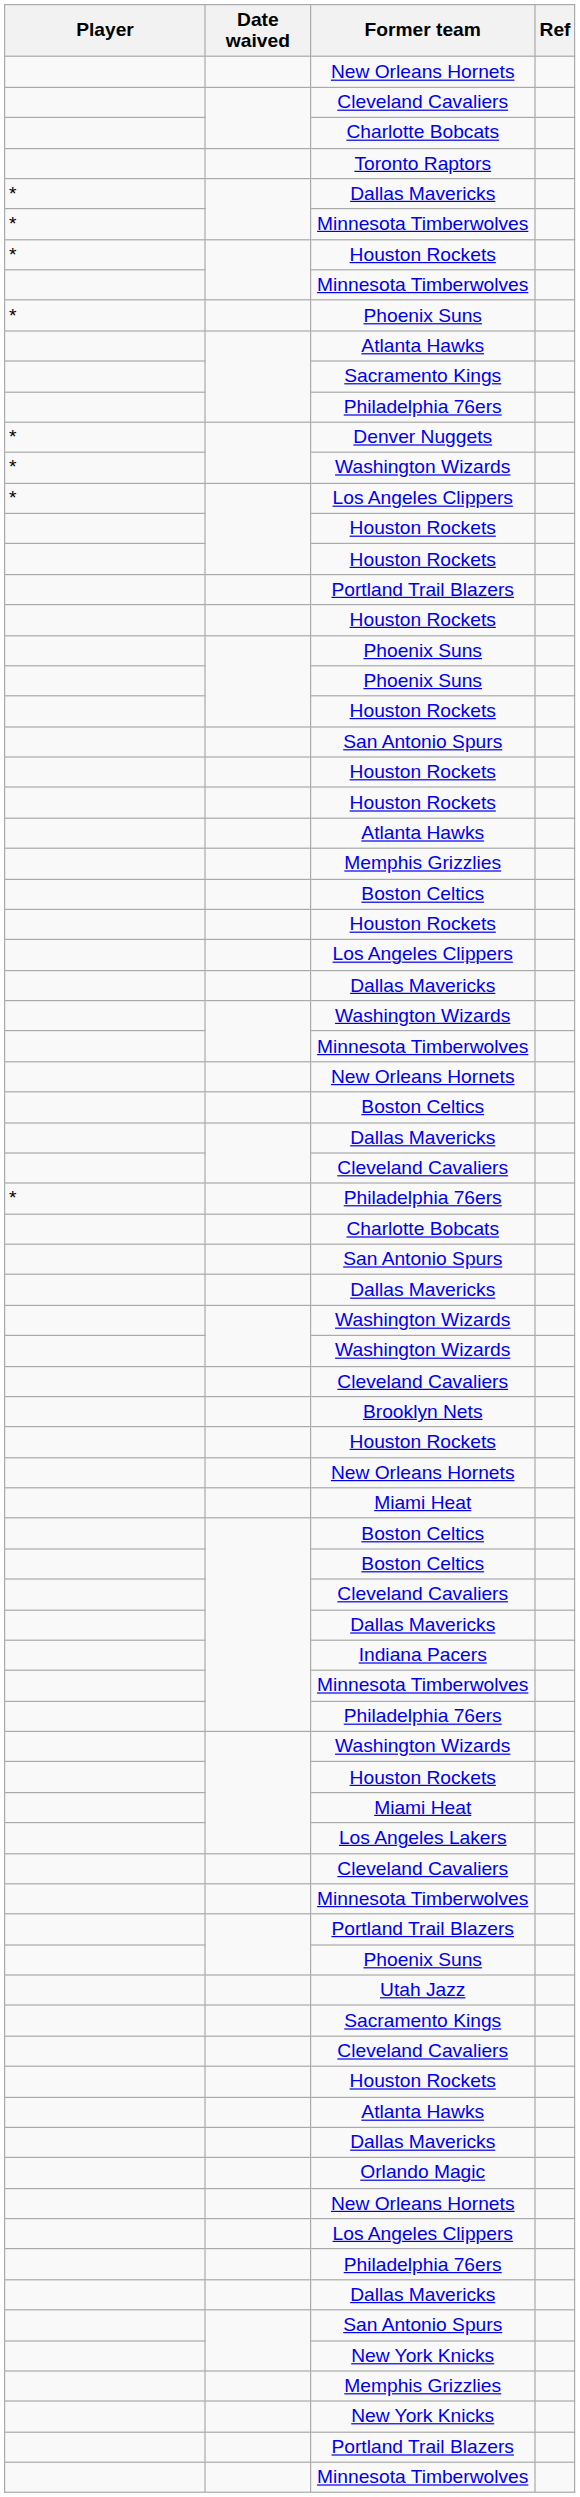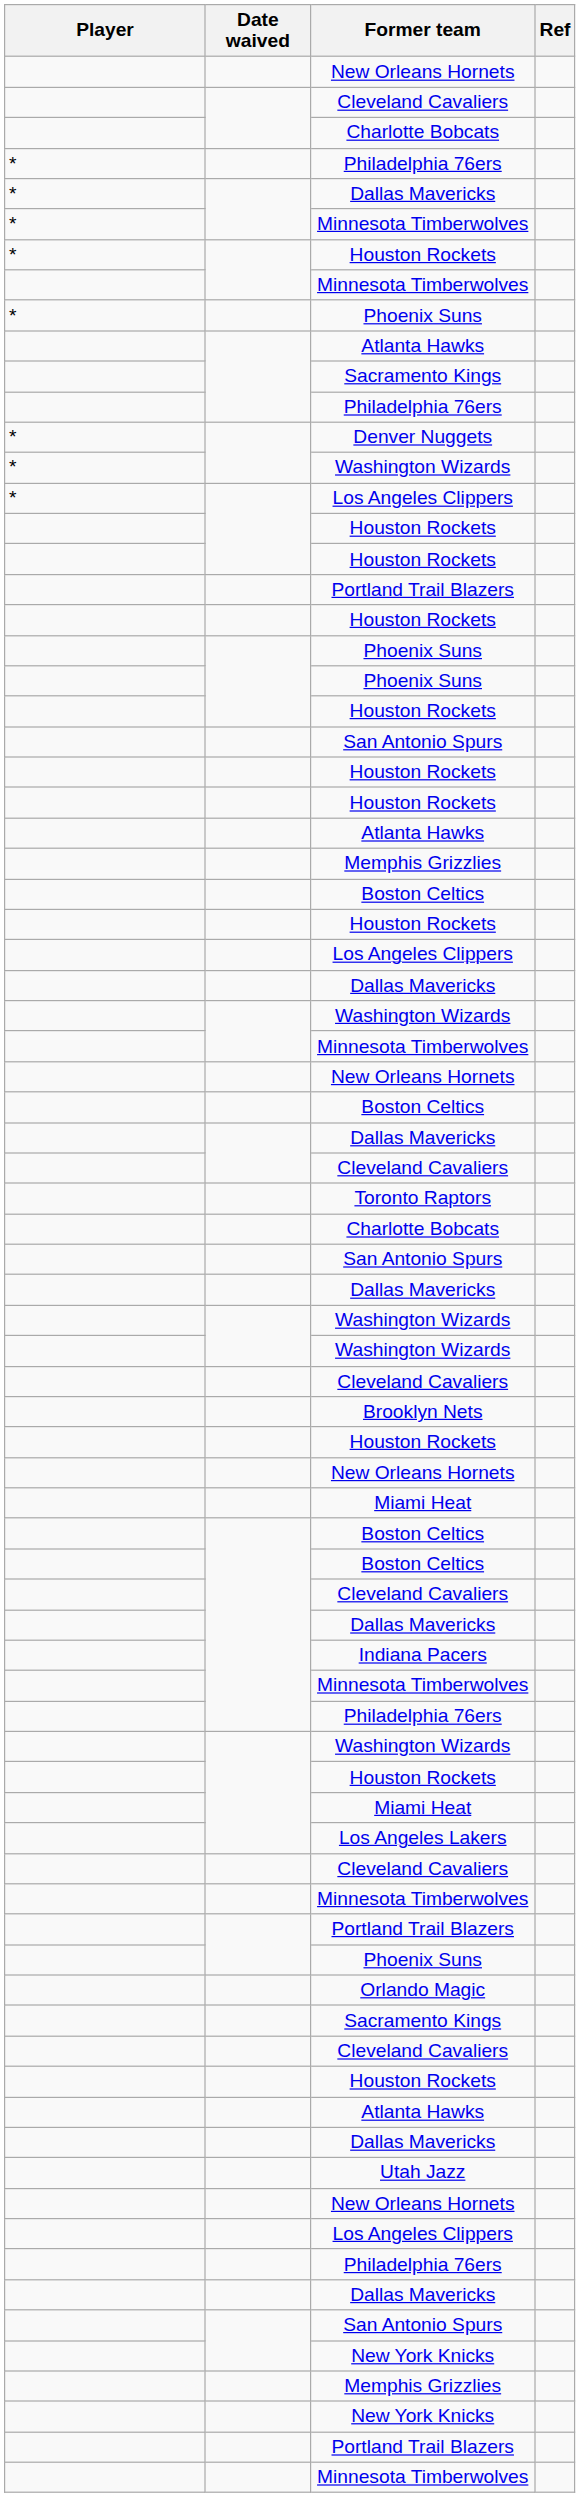rows swapped: (13, 1198) <-> (105, 163)
rows swapped: (105, 2173) <-> (105, 1990)
